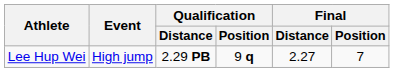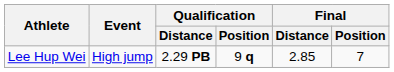(302, 57) 2.27 -> (302, 57) 2.85
